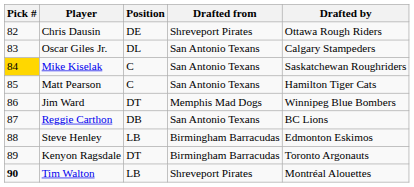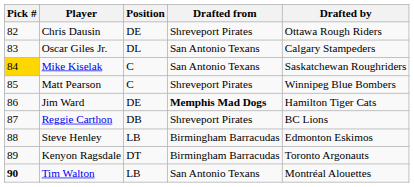(215, 84) San Antonio Texans -> (211, 84) Shreveport Pirates
(331, 84) Hamilton Tiger Cats -> (340, 84) Winnipeg Blue Bombers
(134, 102) DT -> (134, 102) DE
(216, 102) normal -> (218, 102) bold
(340, 102) Winnipeg Blue Bombers -> (331, 102) Hamilton Tiger Cats
(215, 119) San Antonio Texans -> (211, 119) Shreveport Pirates
(211, 173) Shreveport Pirates -> (215, 173) San Antonio Texans
